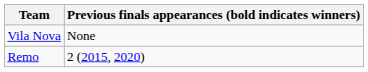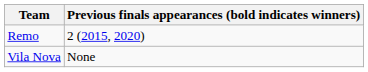rows swapped: (34, 35) <-> (23, 56)
